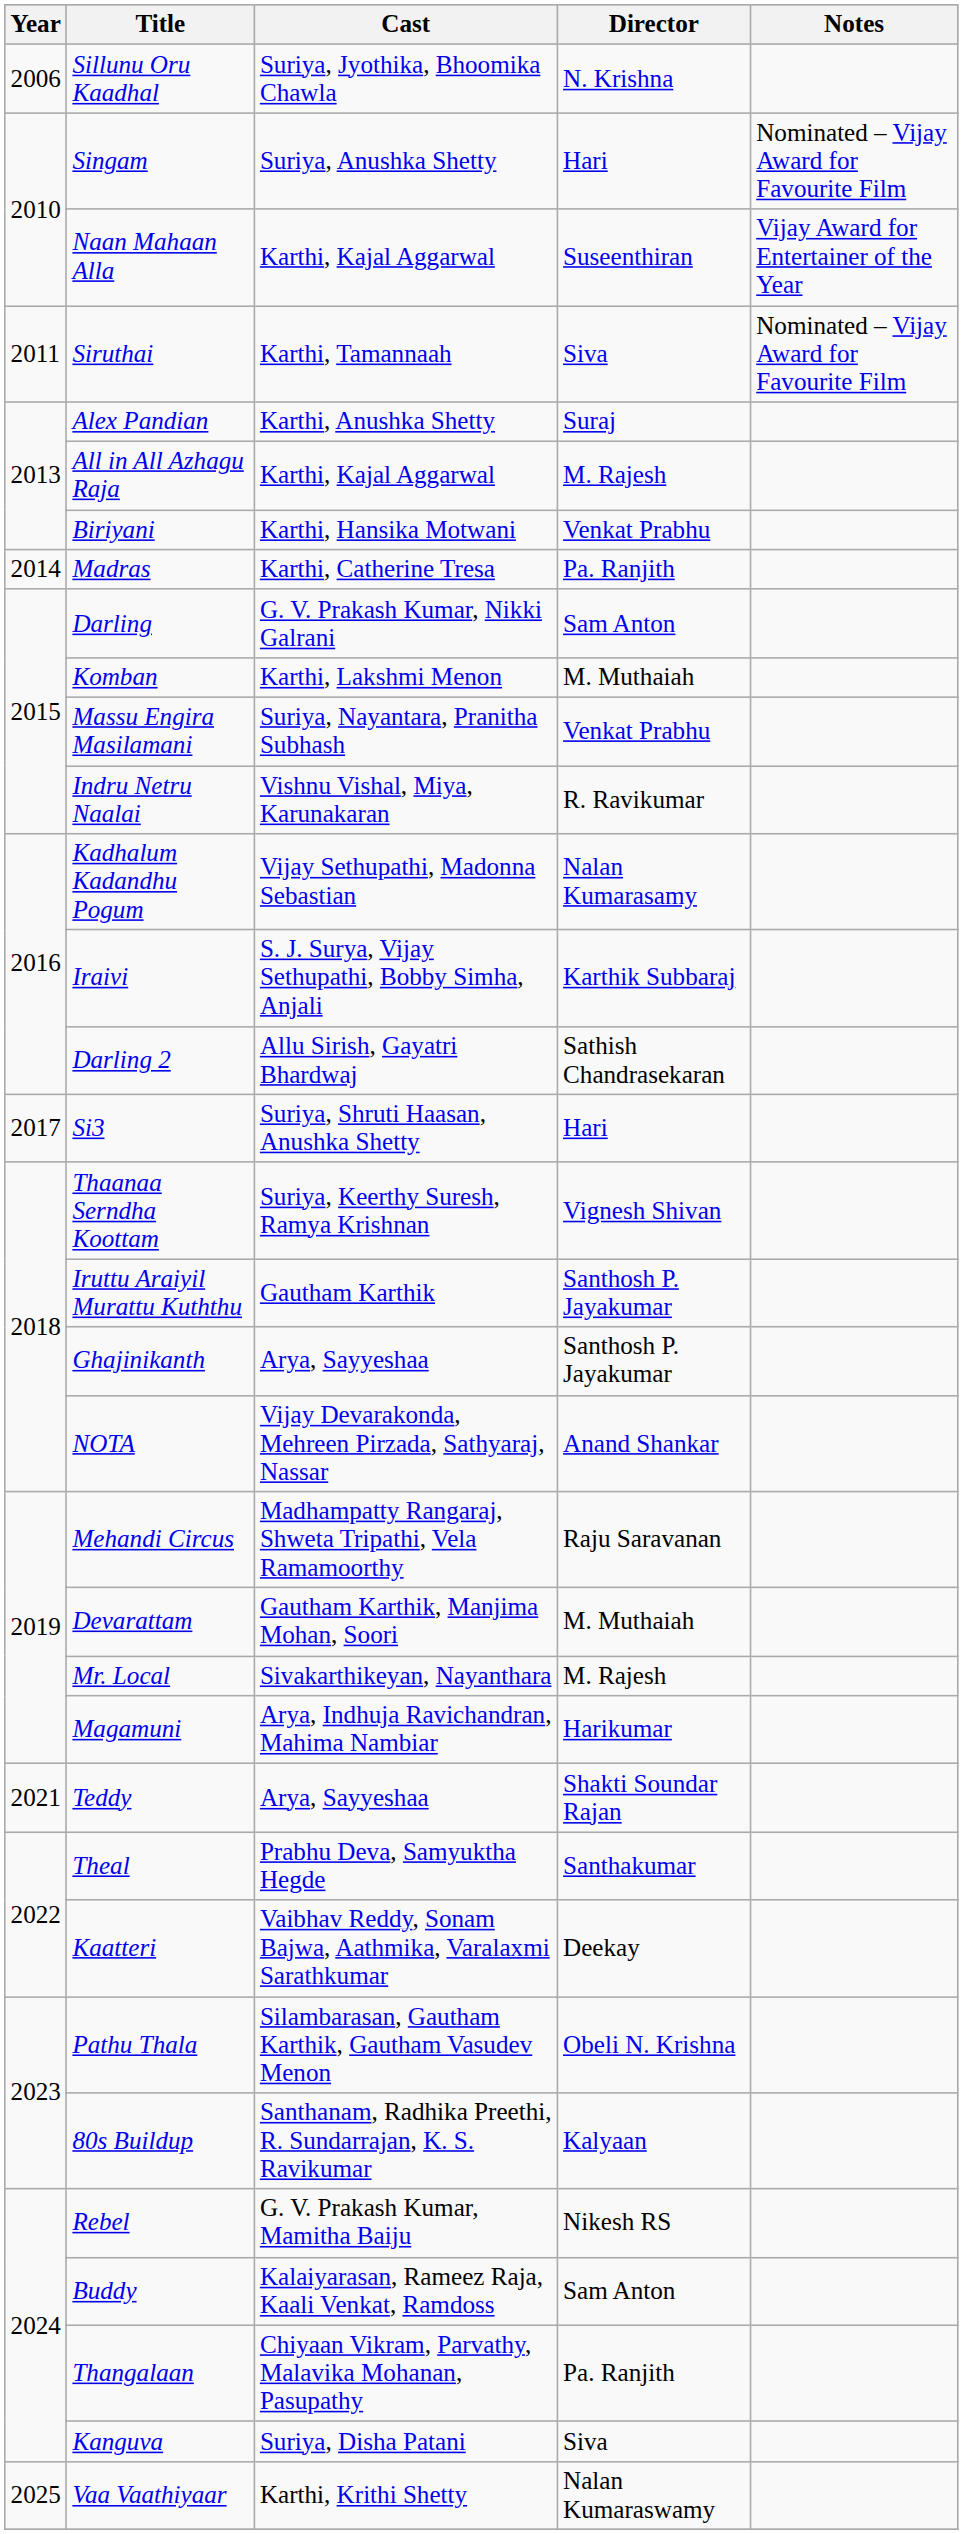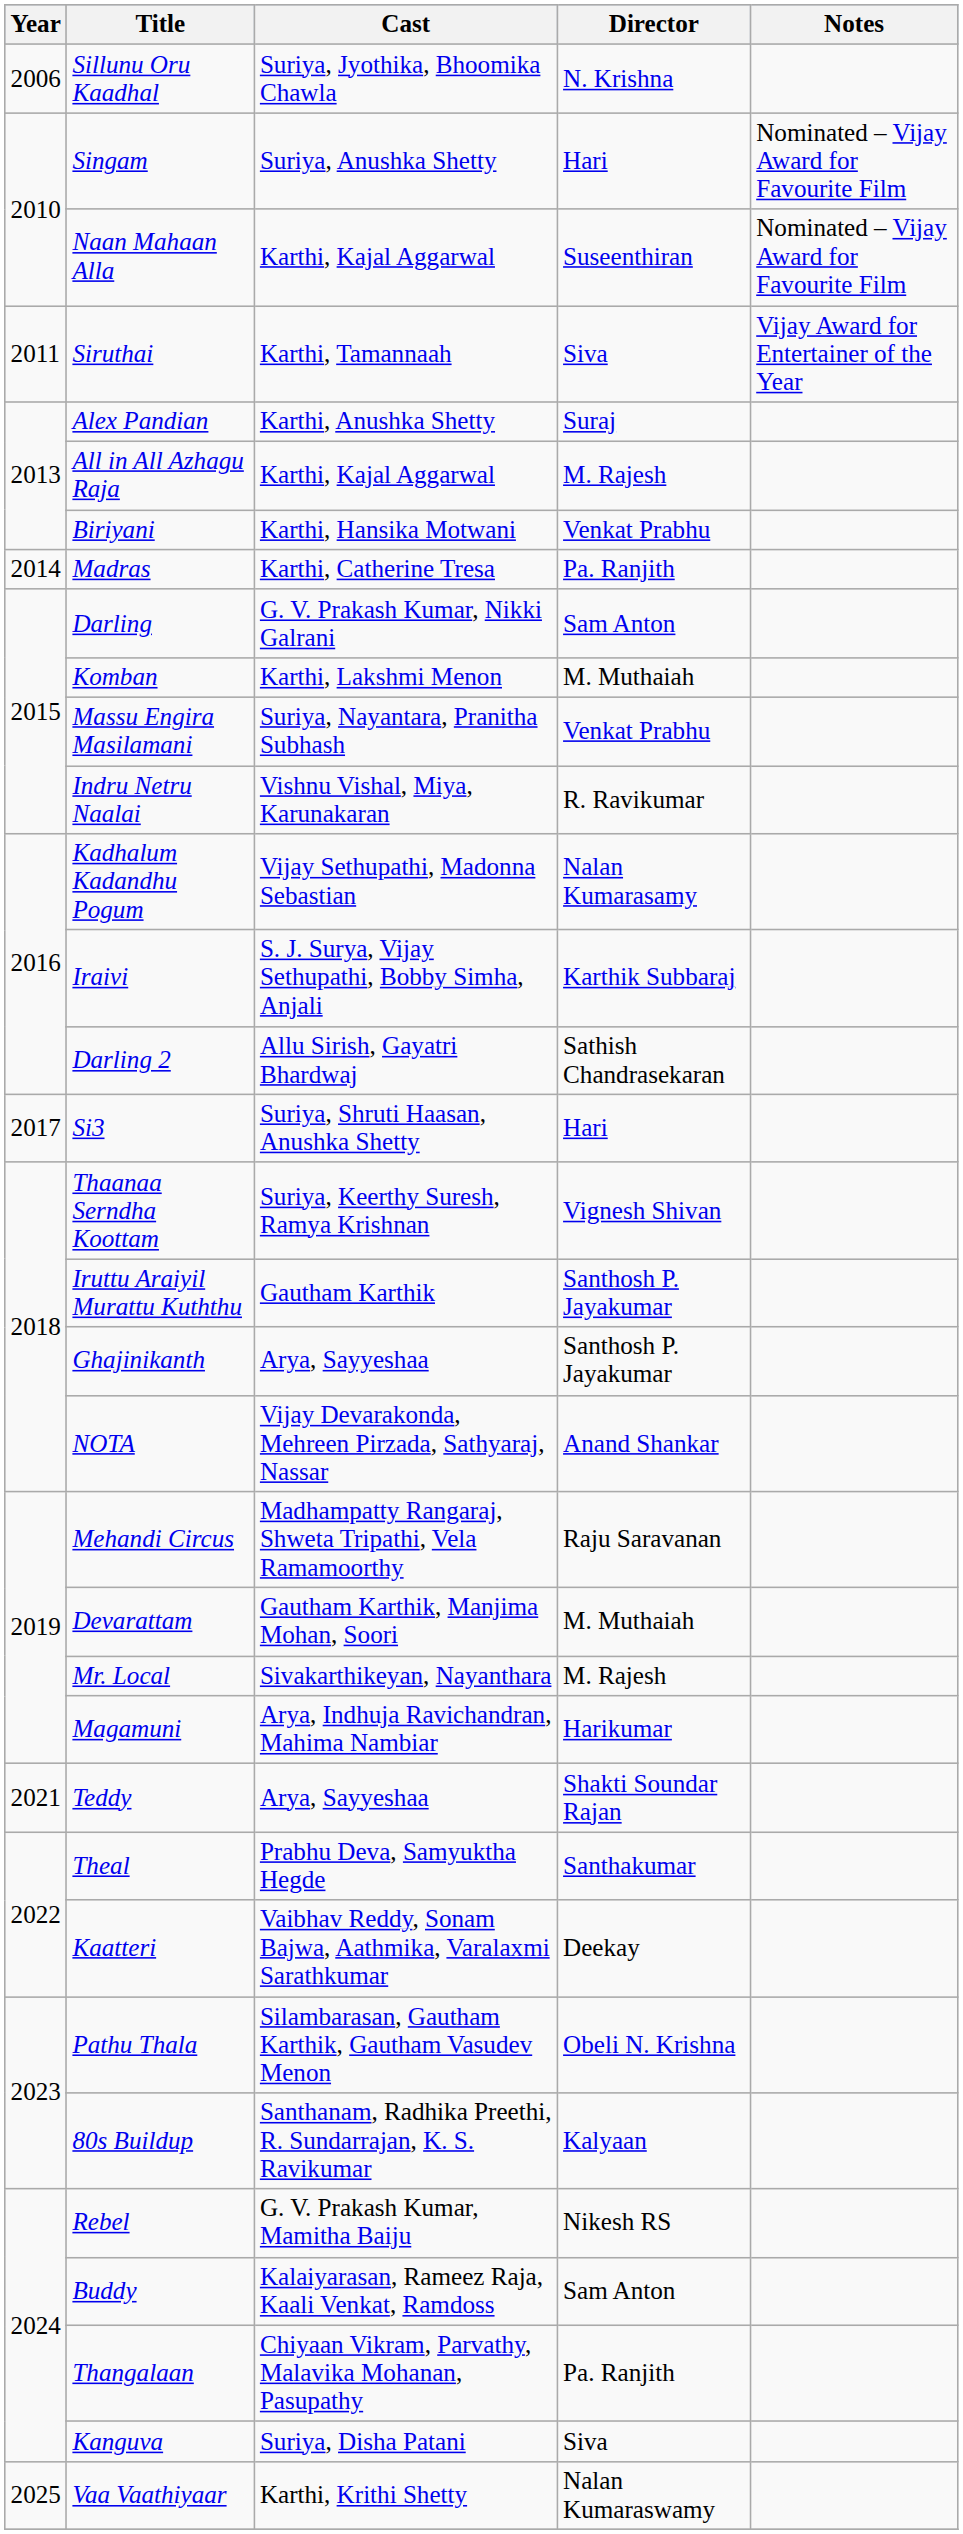(844, 256) Vijay Award for Entertainer of the Year -> (852, 256) Nominated – Vijay Award for Favourite Film
(852, 353) Nominated – Vijay Award for Favourite Film -> (844, 353) Vijay Award for Entertainer of the Year
